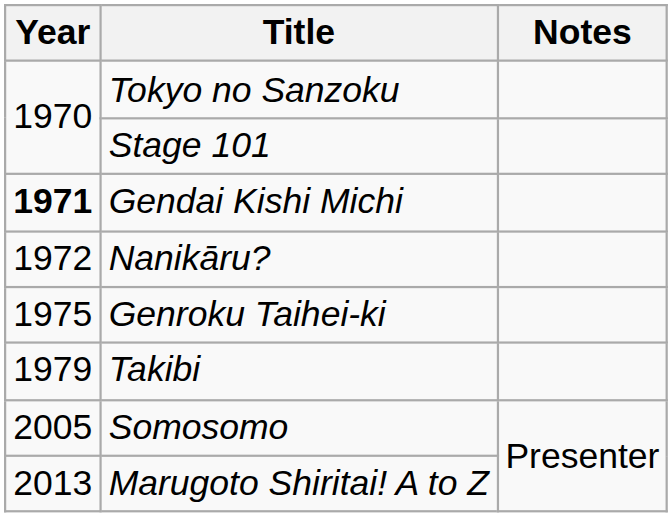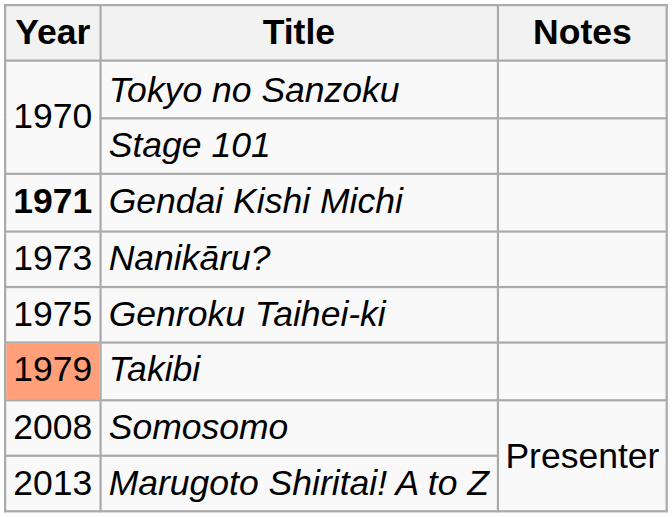(53, 257) 1972 -> (53, 257) 1973
(53, 370) no background -> (53, 370) lightsalmon background
(53, 426) 2005 -> (53, 426) 2008
